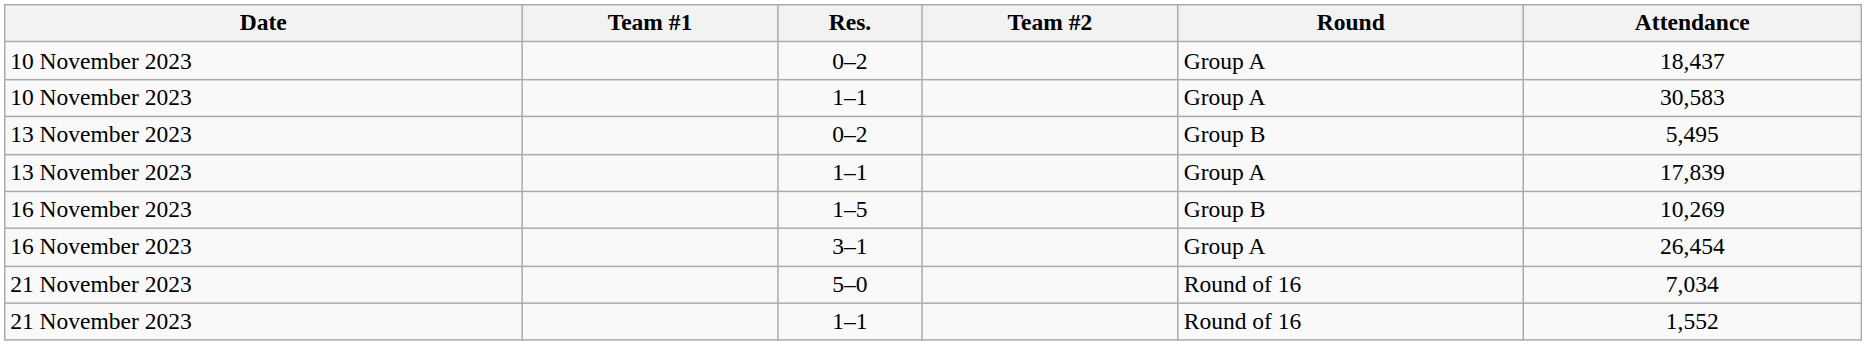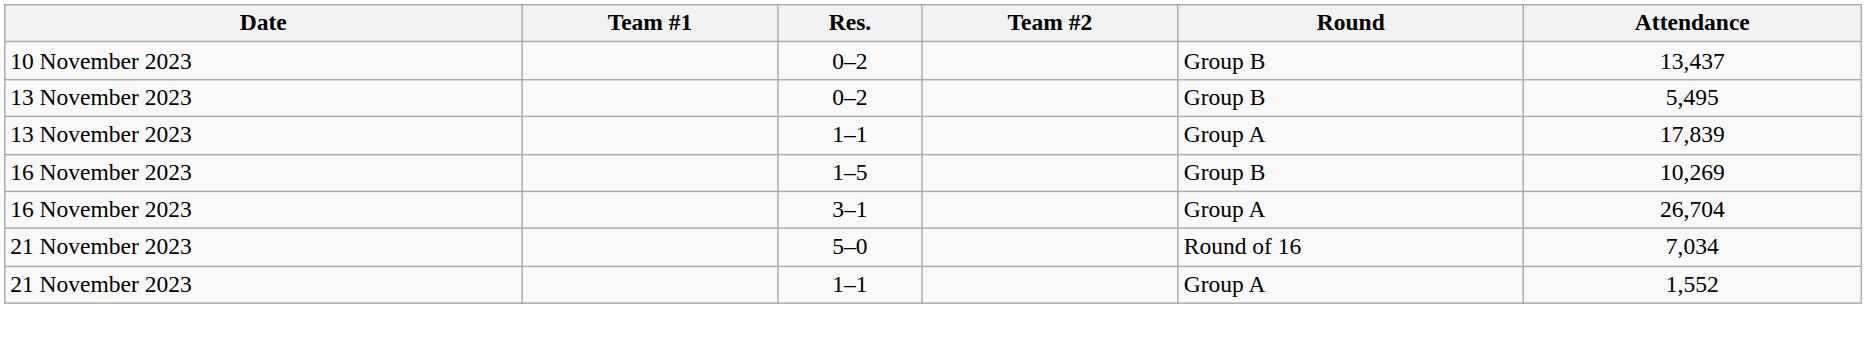(1225, 60) Group A -> (1225, 60) Group B
(1692, 60) 18,437 -> (1692, 60) 13,437
- row: (101, 97)
(1692, 246) 26,454 -> (1692, 209) 26,704
(1242, 321) Round of 16 -> (1225, 284) Group A
